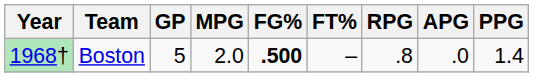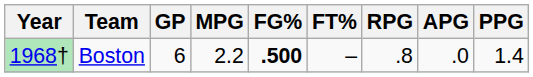(180, 55) 5 -> (180, 55) 6
(229, 55) 2.0 -> (229, 55) 2.2
